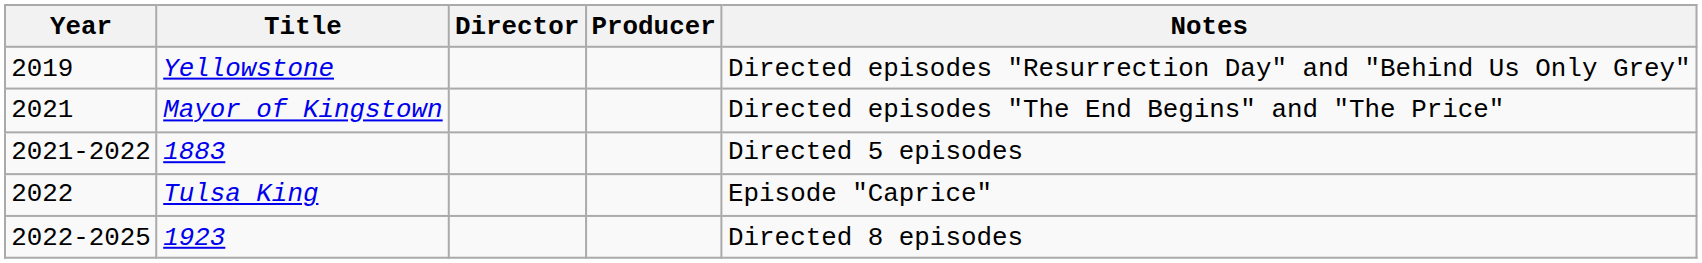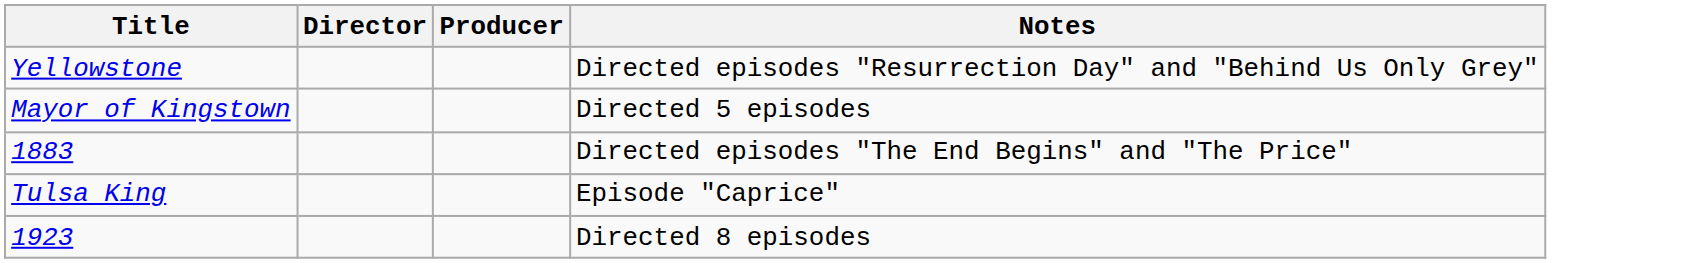- column: (81, 26)
(1116, 110) Directed episodes "The End Begins" and "The Price" -> (723, 110) Directed 5 episodes
(876, 153) Directed 5 episodes -> (964, 153) Directed episodes "The End Begins" and "The Price"
